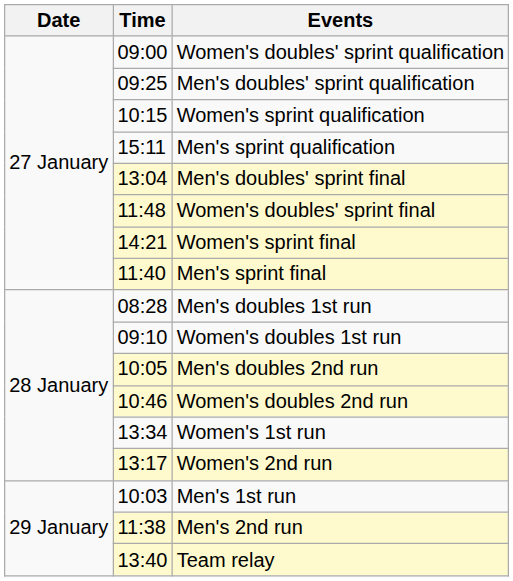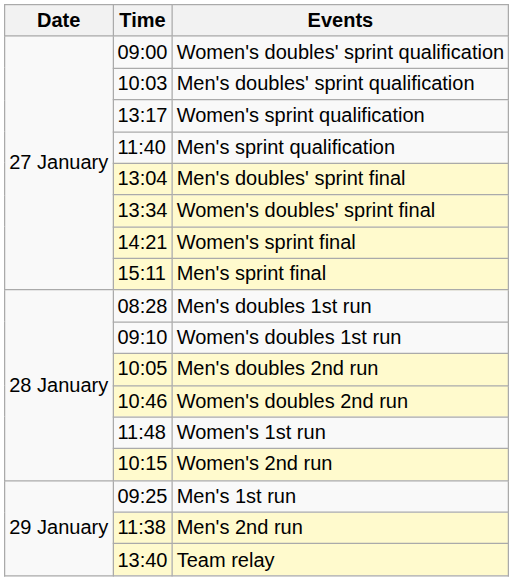(142, 83) 09:25 -> (142, 83) 10:03
(142, 115) 10:15 -> (142, 115) 13:17
(142, 147) 15:11 -> (142, 147) 11:40
(142, 210) 11:48 -> (142, 210) 13:34
(142, 274) 11:40 -> (142, 274) 15:11
(142, 432) 13:34 -> (142, 432) 11:48
(142, 464) 13:17 -> (142, 464) 10:15
(142, 496) 10:03 -> (142, 496) 09:25
